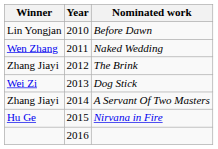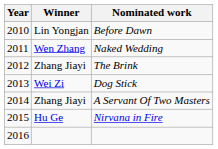columns swapped: (78, 13) <-> (34, 13)
